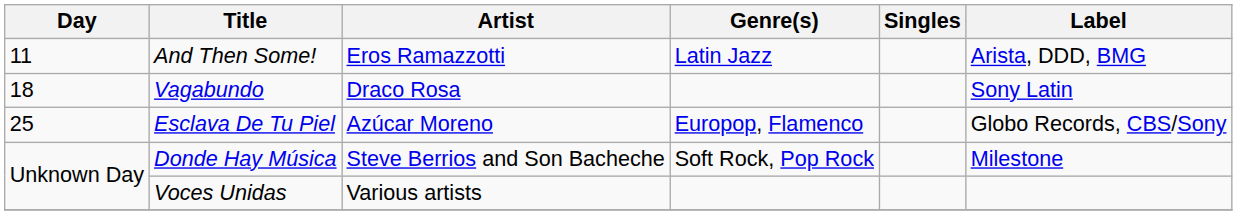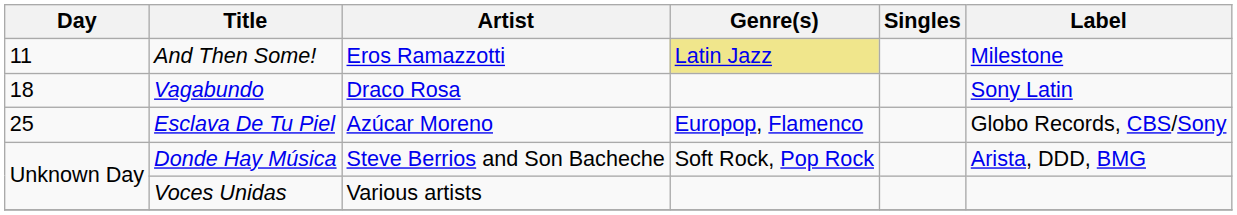(723, 55) no background -> (723, 55) khaki background
(1058, 55) Arista, DDD, BMG -> (1017, 55) Milestone
(1017, 158) Milestone -> (1058, 158) Arista, DDD, BMG
